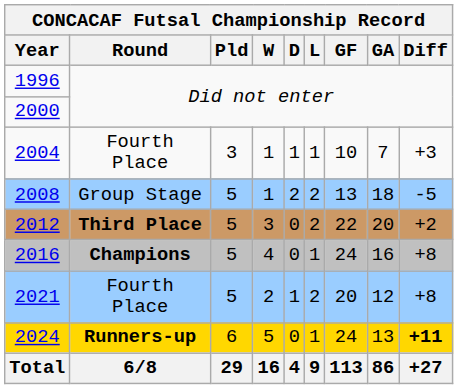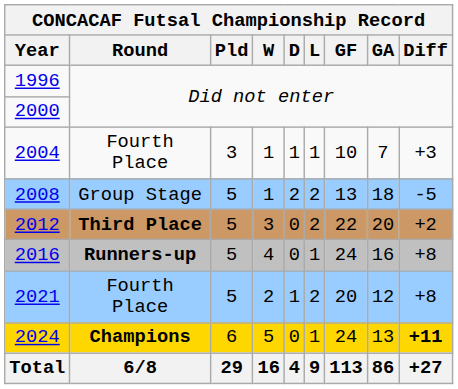(140, 255) Champions -> (140, 255) Runners-up
(140, 338) Runners-up -> (140, 338) Champions
